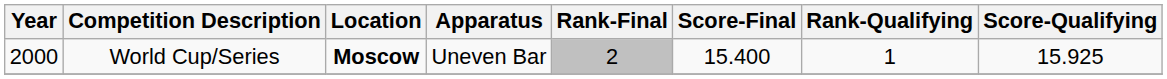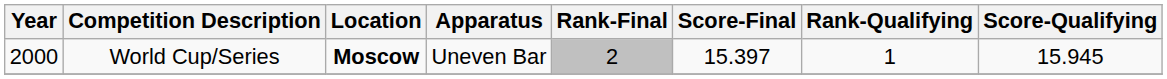(737, 56) 15.400 -> (737, 56) 15.397
(1070, 56) 15.925 -> (1070, 56) 15.945
